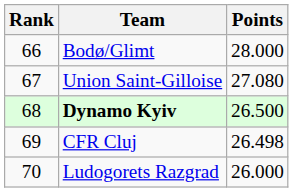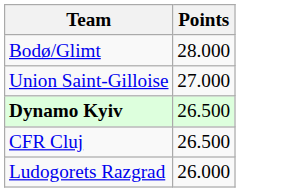- column: (31, 19)
(257, 80) 27.080 -> (204, 80) 27.000
(257, 141) 26.498 -> (204, 141) 26.500
